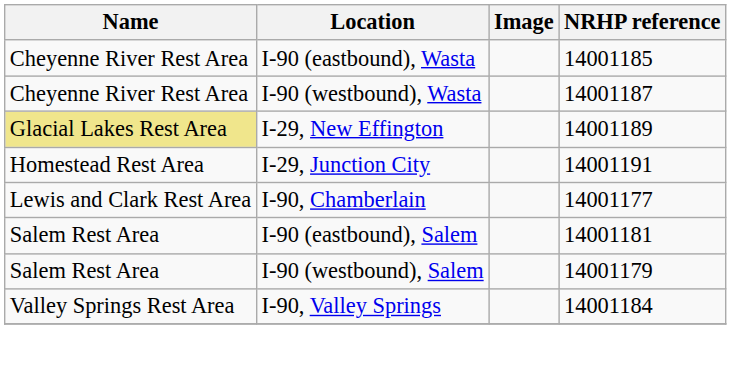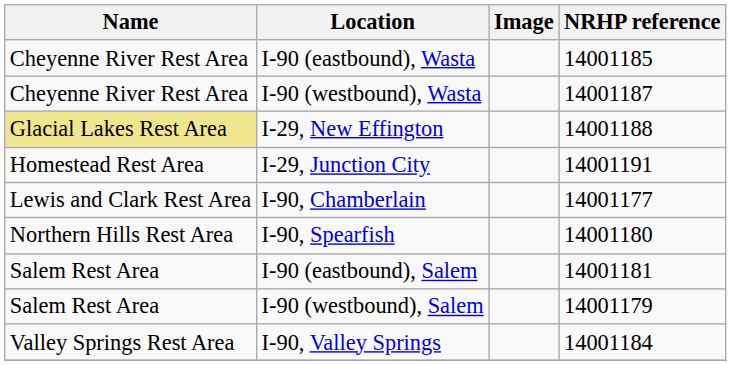(608, 128) 14001189 -> (608, 128) 14001188
+ row: (328, 235)
